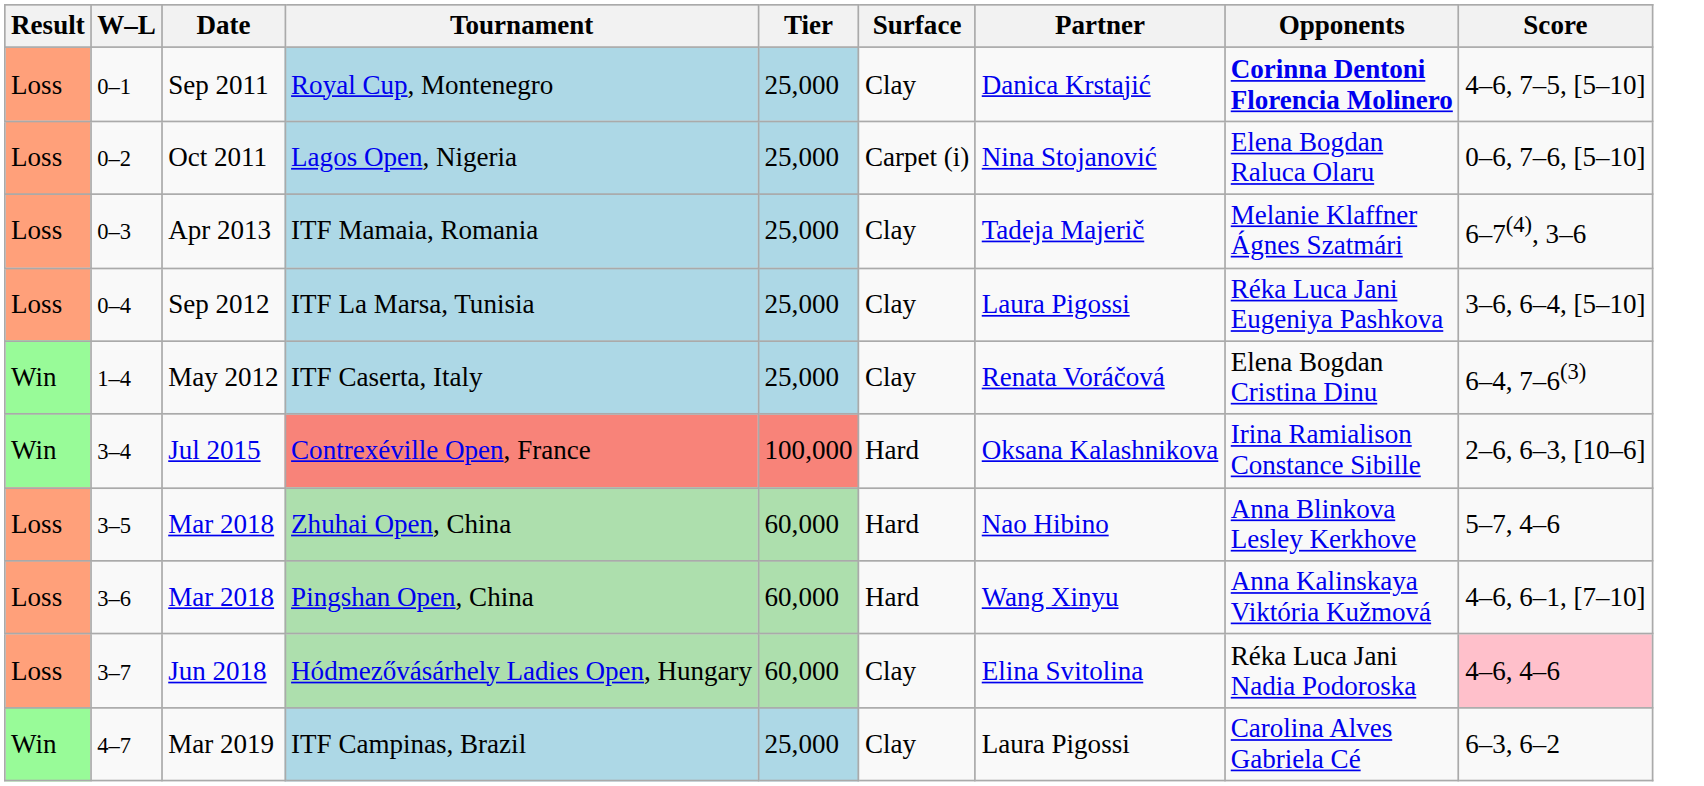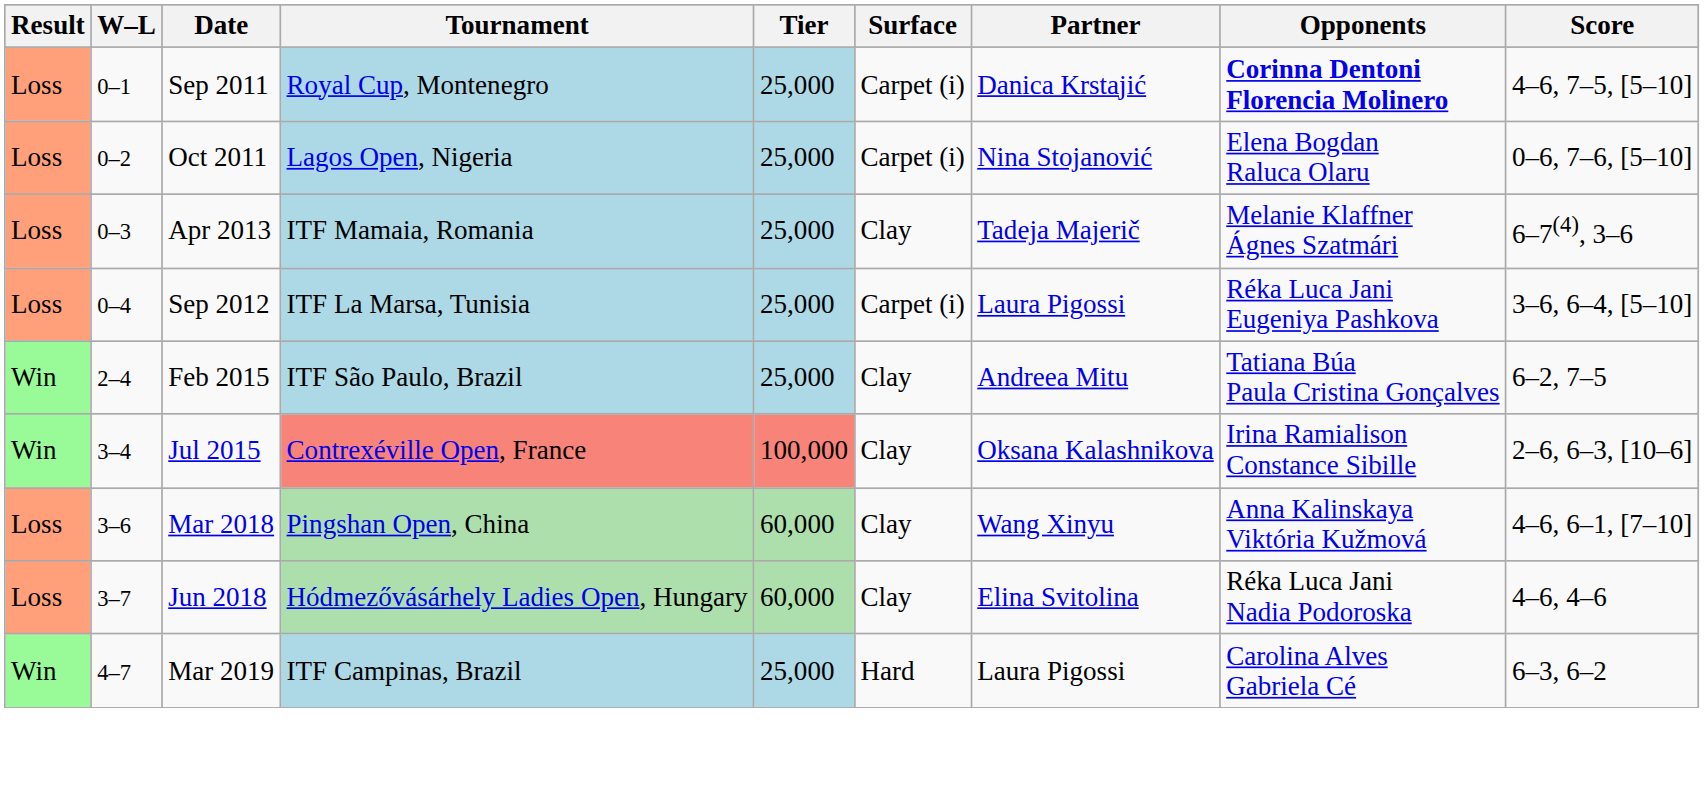(890, 84) Clay -> (913, 84) Carpet (i)
(890, 303) Clay -> (913, 303) Carpet (i)
- row: (387, 377)
+ row: (404, 377)
(892, 450) Hard -> (886, 450) Clay
- row: (401, 523)
(892, 597) Hard -> (886, 523) Clay
(1513, 670) pink background -> (1559, 597) no background
(890, 743) Clay -> (887, 670) Hard
